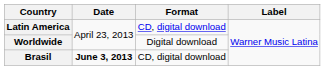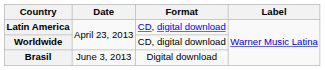(182, 42) Digital download -> (182, 42) CD, digital download
(104, 57) bold -> (104, 57) normal
(182, 57) CD, digital download -> (182, 57) Digital download
